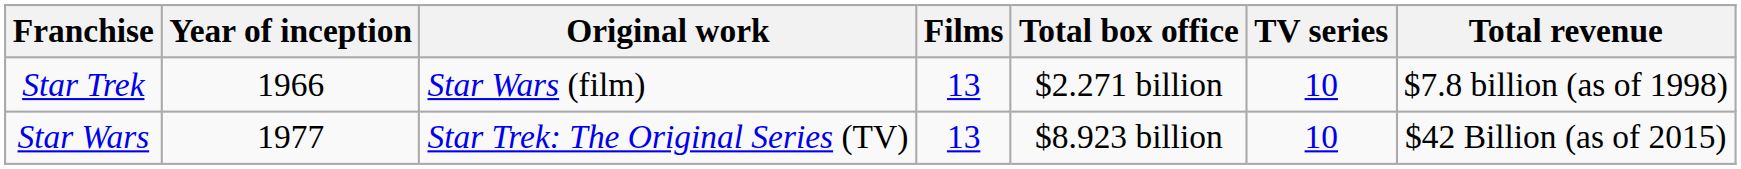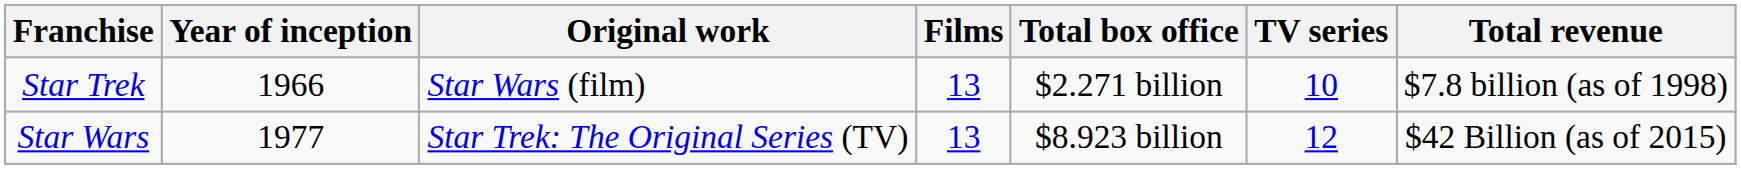(1321, 137) 10 -> (1321, 137) 12
